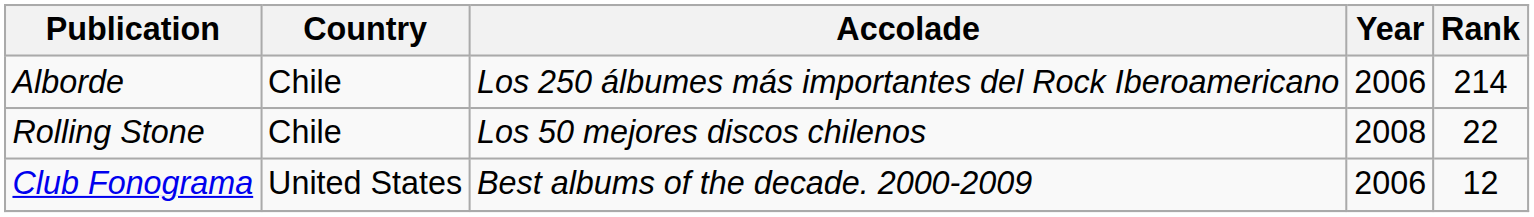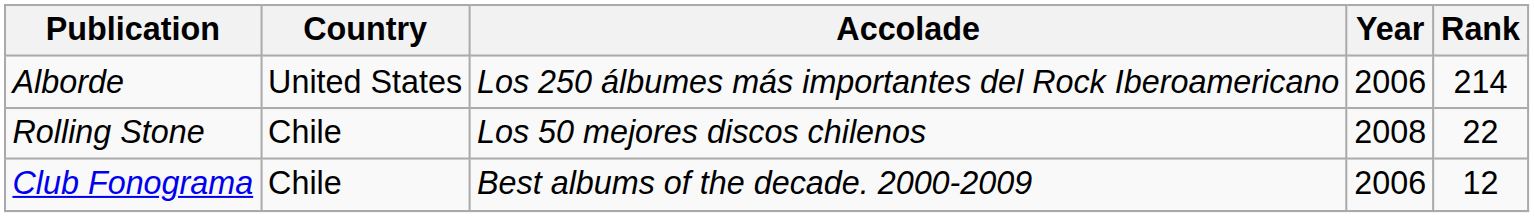(305, 81) Chile -> (365, 81) United States
(365, 183) United States -> (305, 183) Chile
